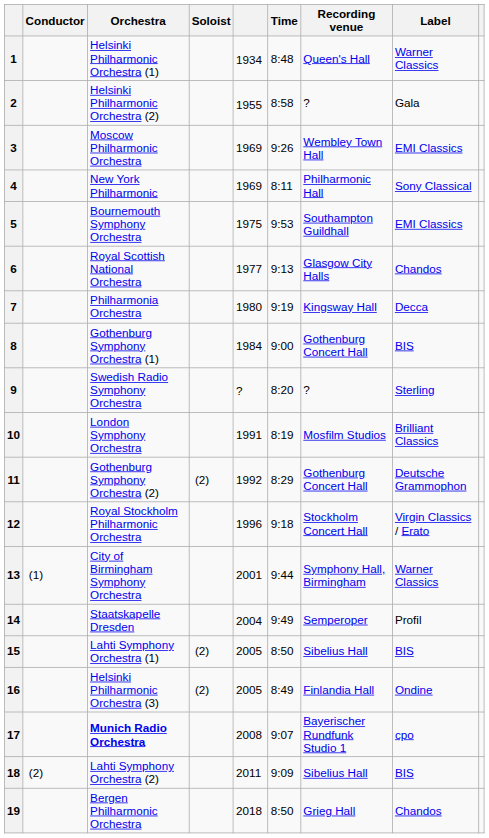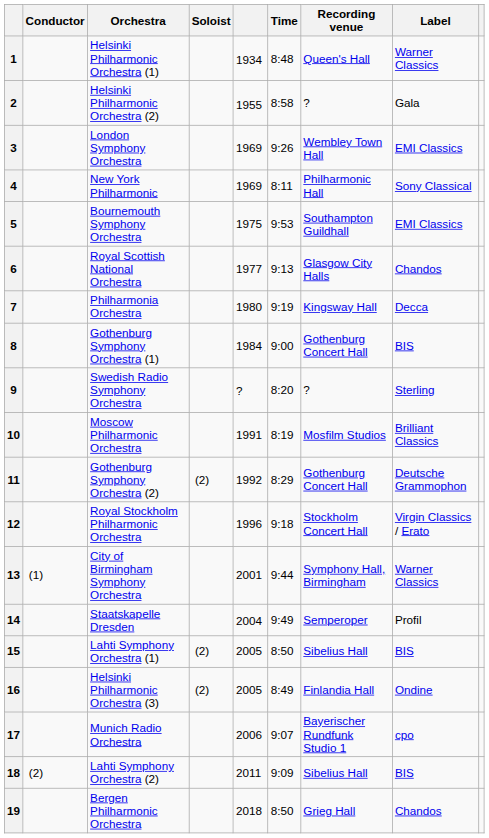(124, 148) Moscow Philharmonic Orchestra -> (118, 148) London Symphony Orchestra
(118, 435) London Symphony Orchestra -> (124, 435) Moscow Philharmonic Orchestra
(128, 735) bold -> (126, 735) normal
(249, 735) 2008 -> (249, 735) 2006
